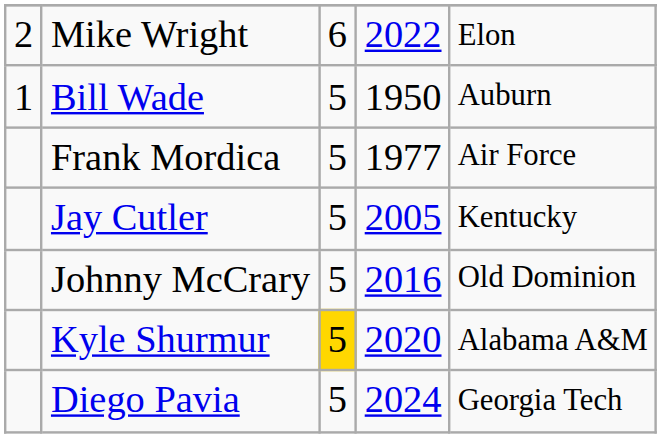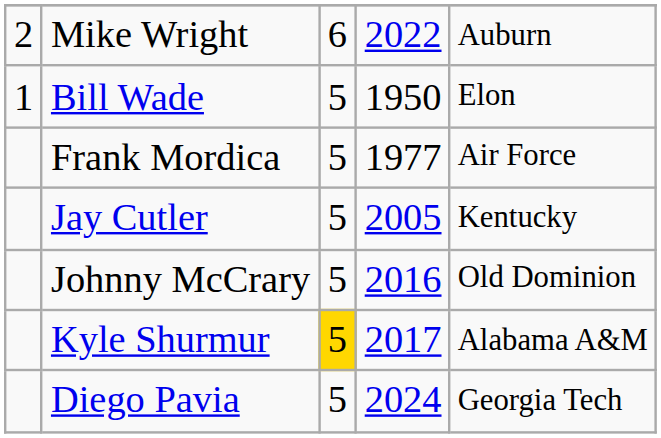(487, 34) Elon -> (505, 34) Auburn
(505, 95) Auburn -> (487, 95) Elon
(403, 339) 2020 -> (403, 339) 2017
